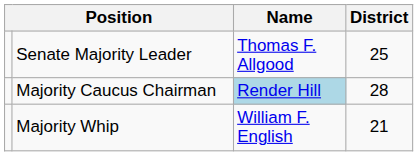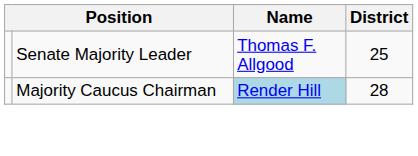- row: (68, 127)
